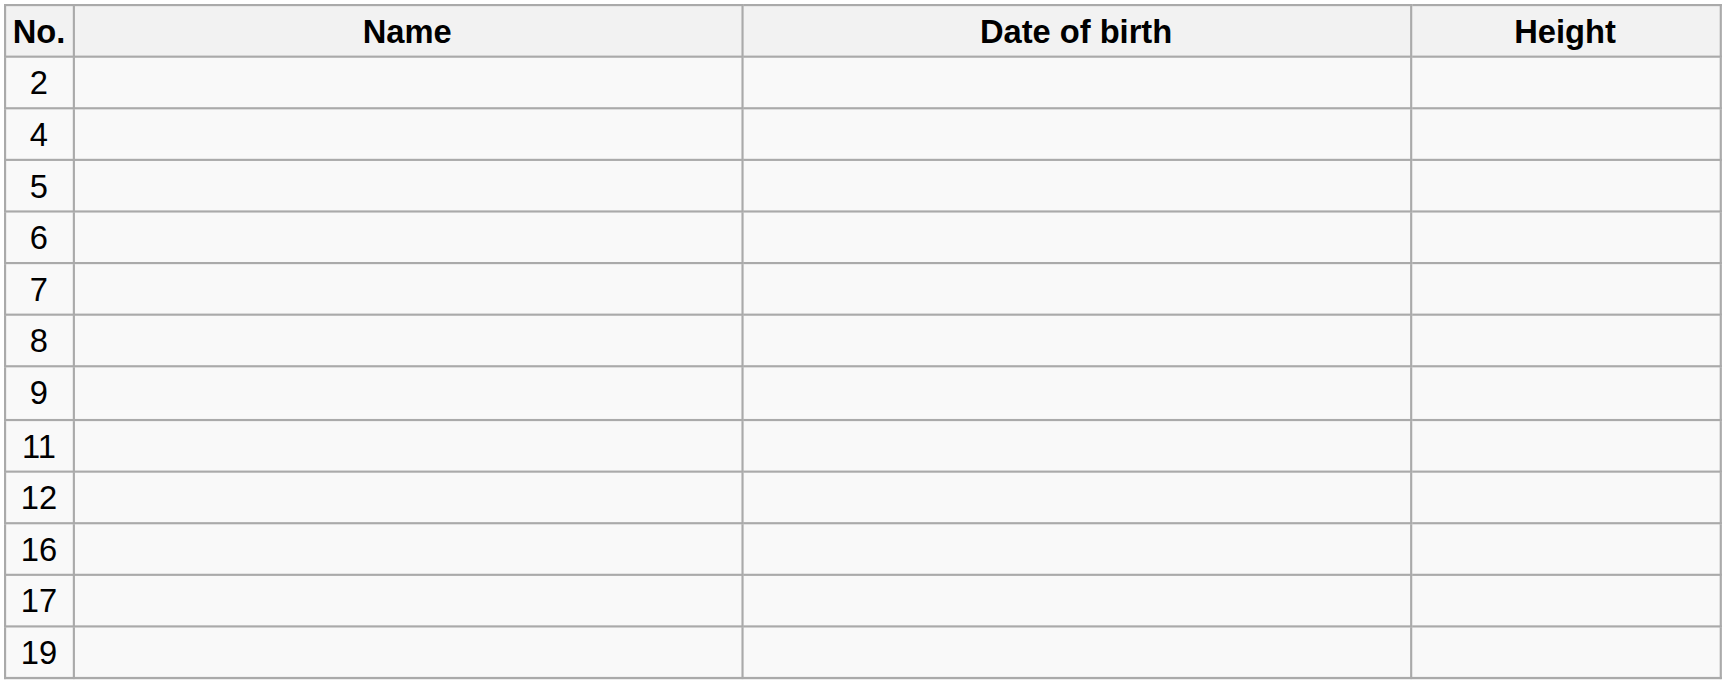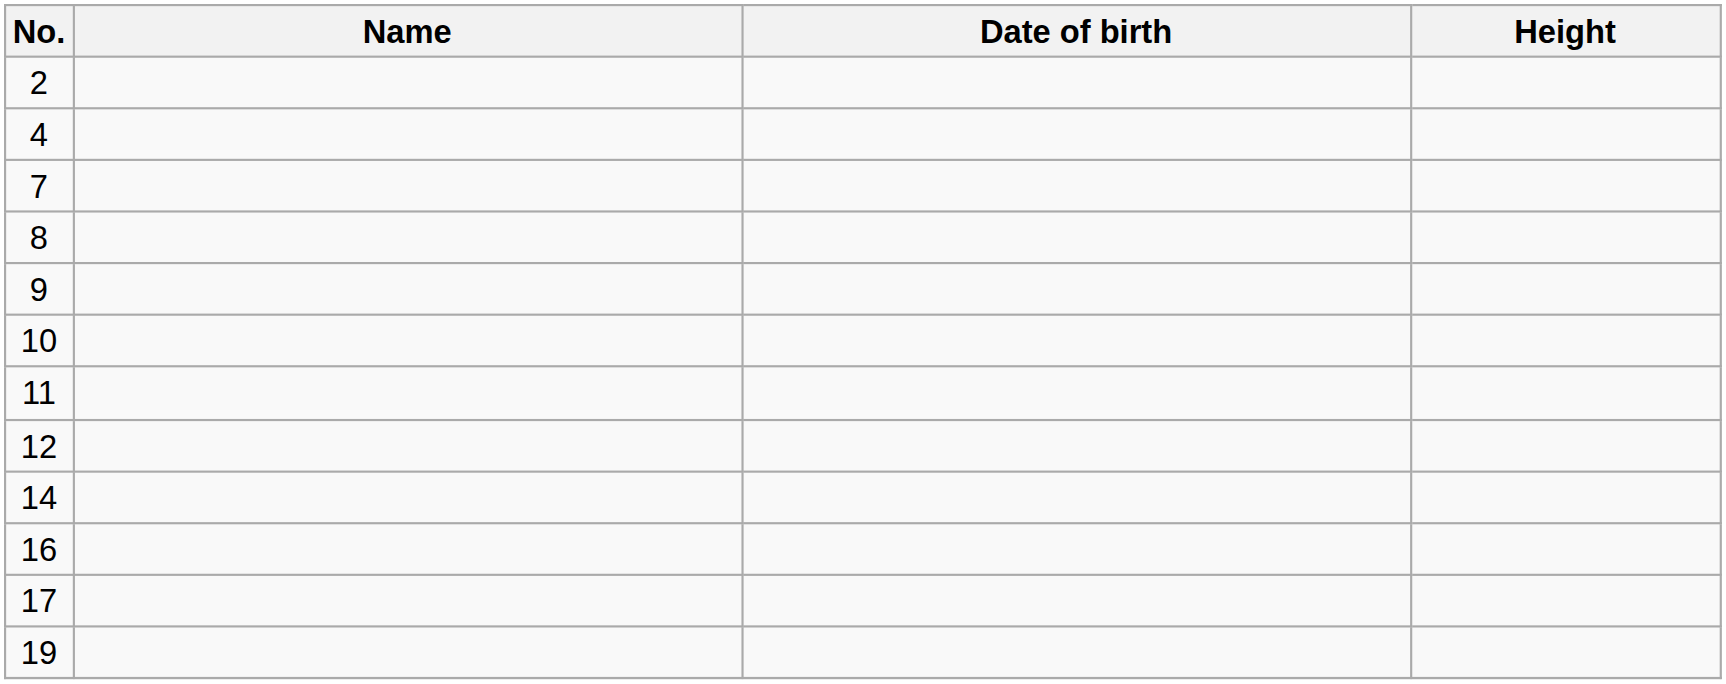- row: (39, 186)
- row: (39, 238)
+ row: (39, 342)
+ row: (39, 497)
